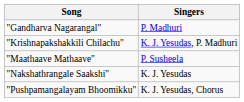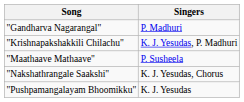(166, 74) K. J. Yesudas -> (182, 74) K. J. Yesudas, Chorus
(182, 90) K. J. Yesudas, Chorus -> (166, 90) K. J. Yesudas
